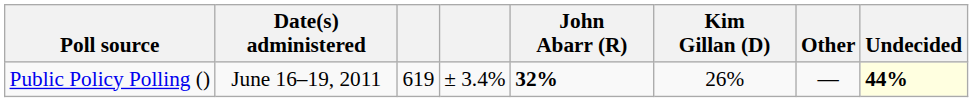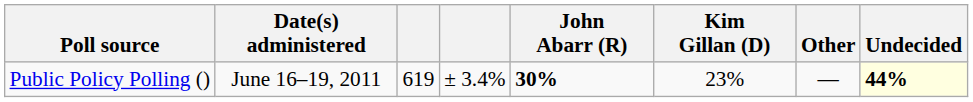(537, 79) 32% -> (537, 79) 30%
(725, 79) 26% -> (725, 79) 23%
